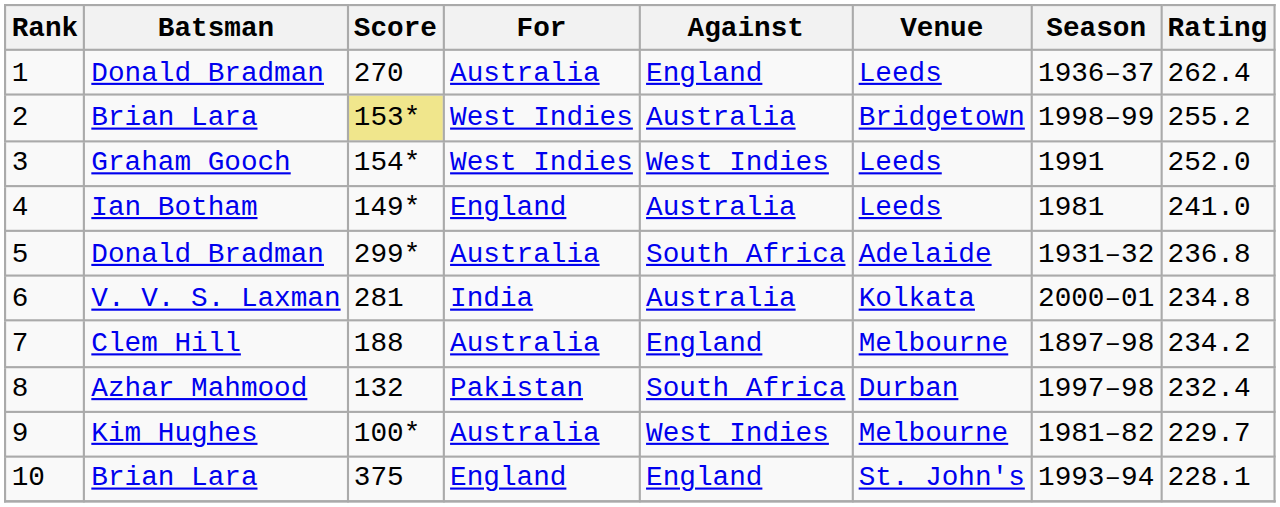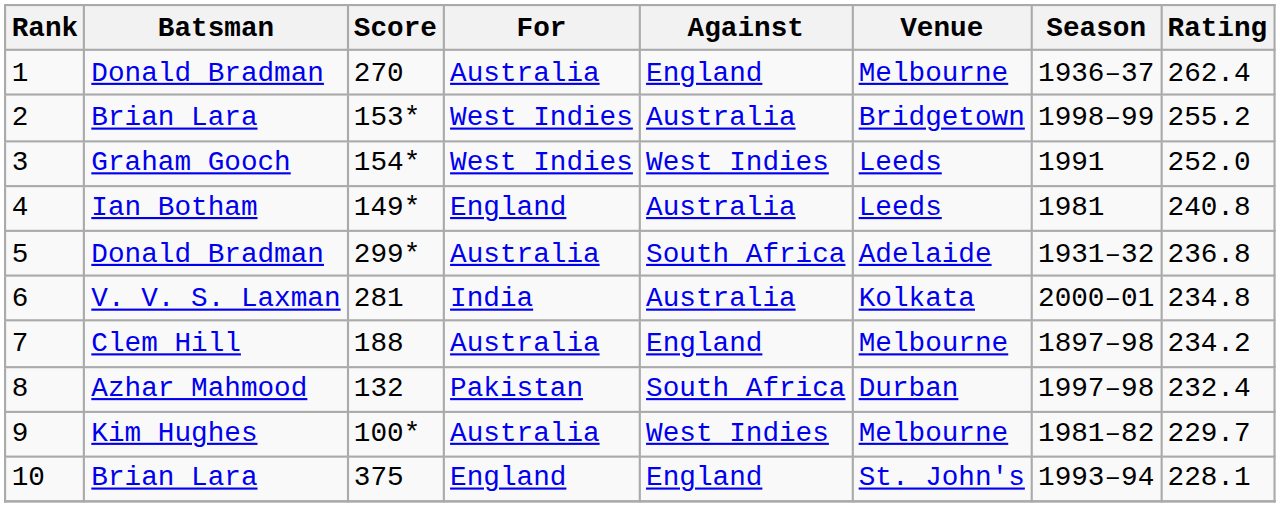(900, 73) Leeds -> (933, 73) Melbourne
(387, 118) khaki background -> (387, 118) no background
(1209, 208) 241.0 -> (1209, 208) 240.8
